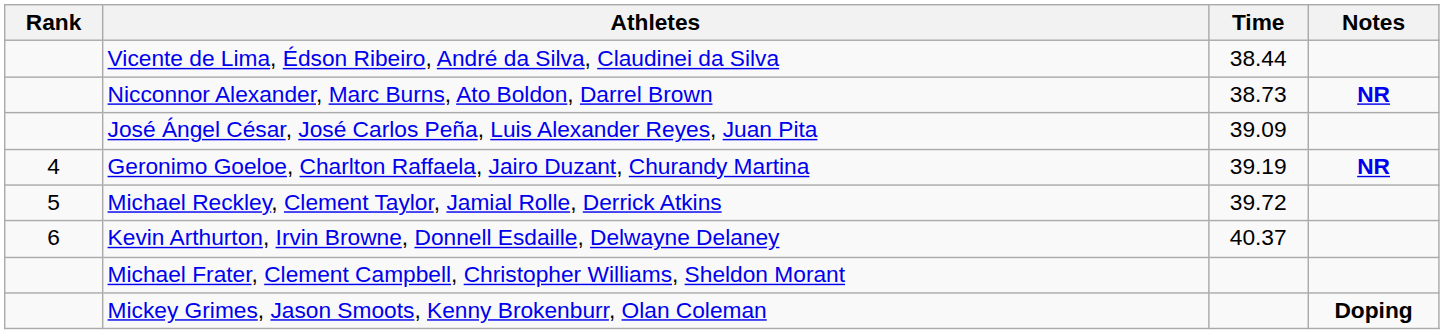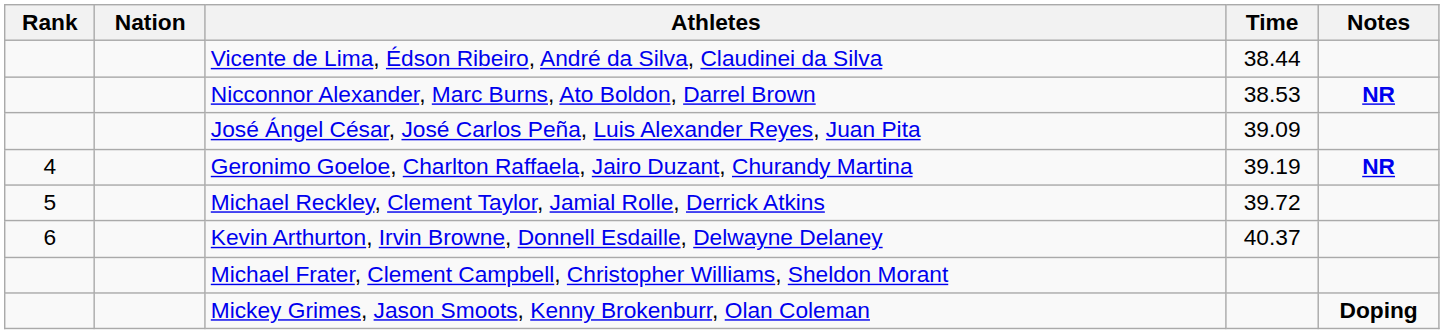+ column: (150, 22)
(1258, 94) 38.73 -> (1272, 94) 38.53
